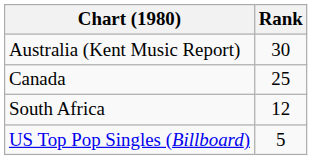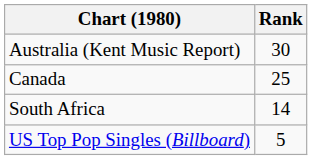(281, 109) 12 -> (281, 109) 14
